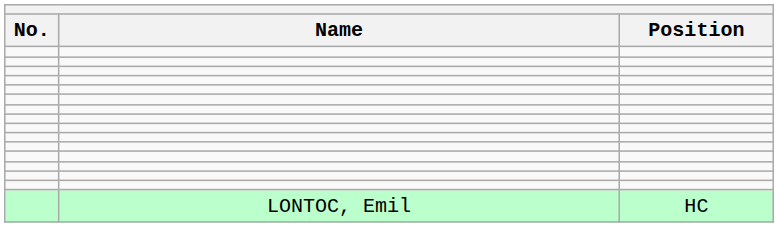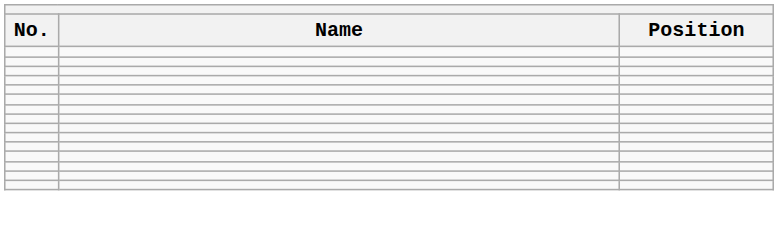- row: (339, 206)
